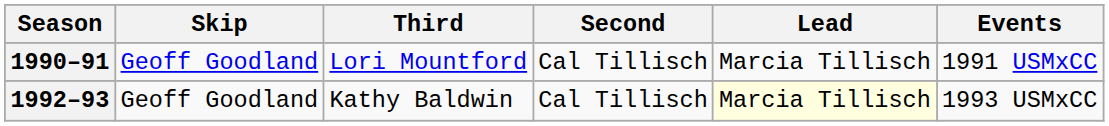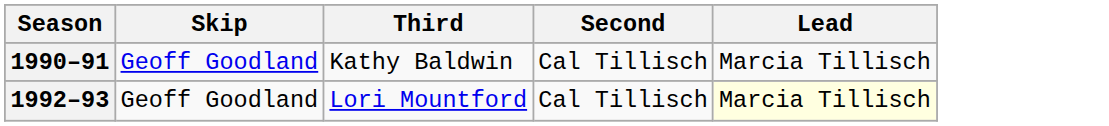- column: (1020, 24)
(428, 62) Lori Mountford -> (421, 62) Kathy Baldwin
(421, 101) Kathy Baldwin -> (428, 101) Lori Mountford
